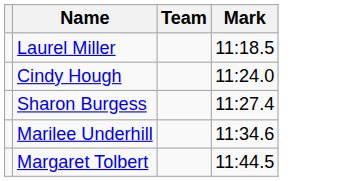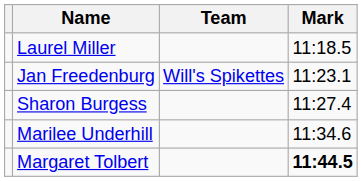+ row: (86, 76)
- row: (69, 76)
(245, 162) normal -> (323, 162) bold
